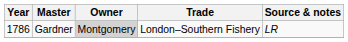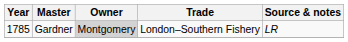(18, 29) 1786 -> (18, 29) 1785
